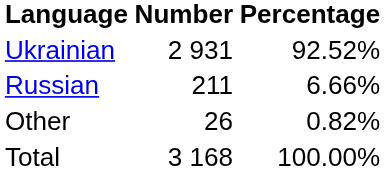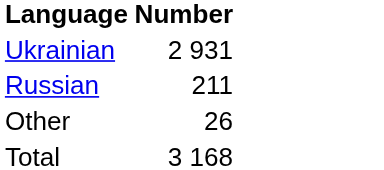- column: (310, 14)
